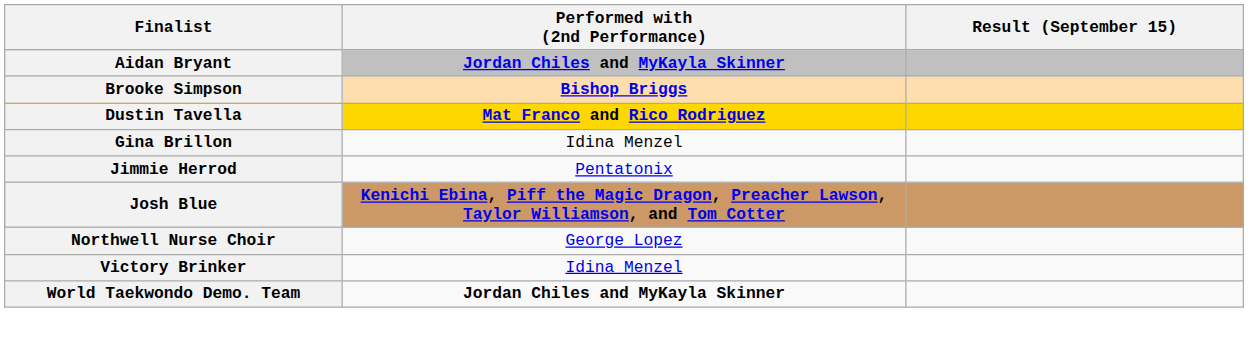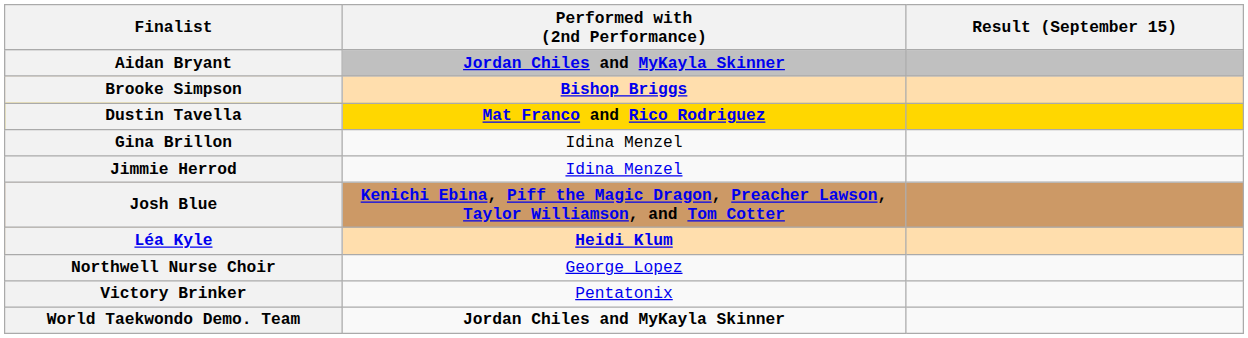(624, 169) Pentatonix -> (624, 169) Idina Menzel
+ row: (173, 241)
(624, 267) Idina Menzel -> (624, 294) Pentatonix
